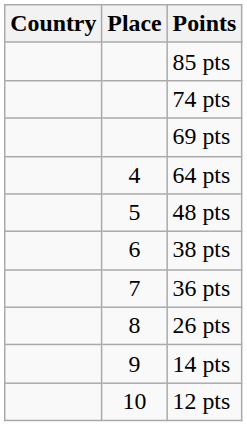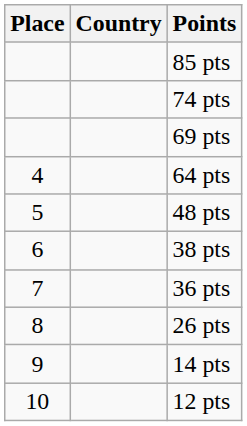columns swapped: (134, 23) <-> (53, 23)
